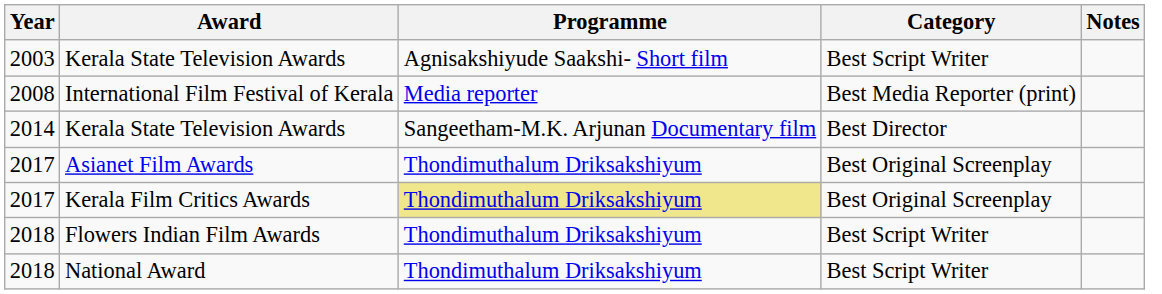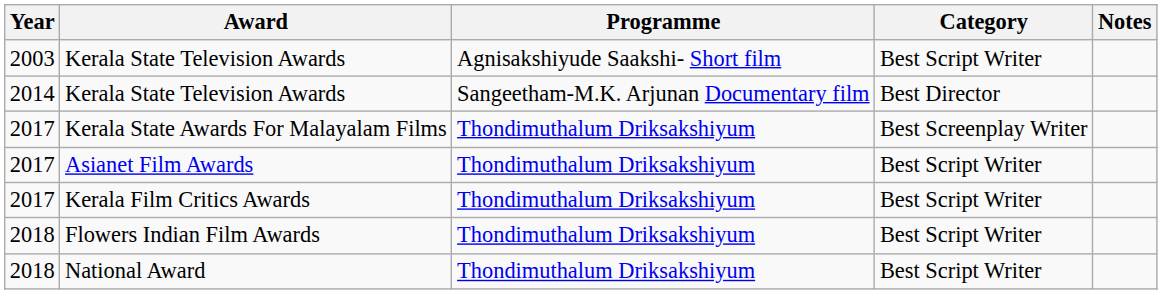- row: (32, 93)
+ row: (32, 128)
(939, 164) Best Original Screenplay -> (961, 164) Best Script Writer
(553, 199) khaki background -> (606, 199) no background
(939, 199) Best Original Screenplay -> (961, 199) Best Script Writer
